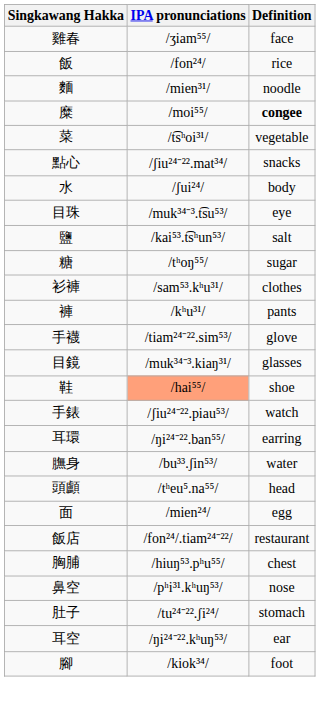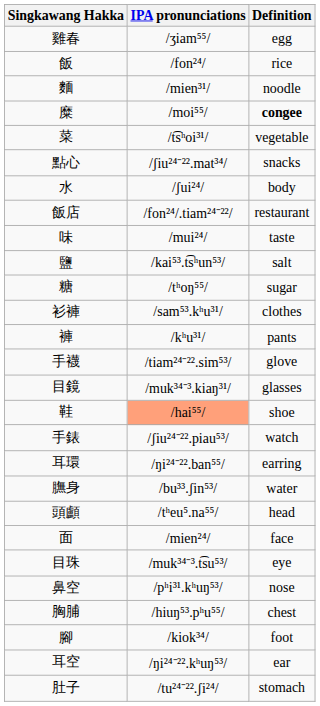(282, 38) face -> (282, 38) egg
rows swapped: (66, 537) <-> (66, 212)
+ row: (66, 237)
(282, 513) egg -> (282, 537) face
rows swapped: (66, 587) <-> (66, 562)
rows swapped: (66, 663) <-> (66, 612)
